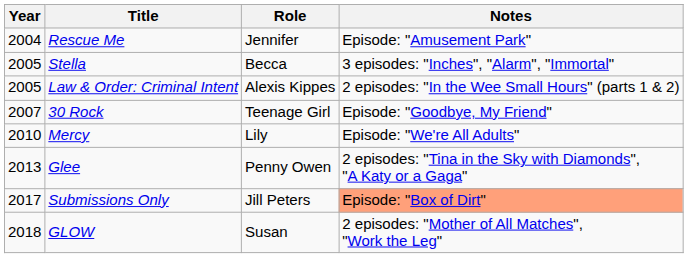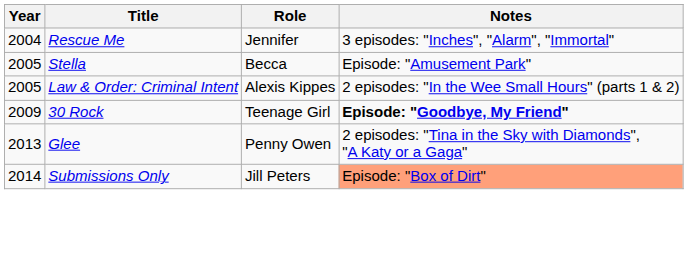(437, 40) Episode: "Amusement Park" -> (478, 40) 3 episodes: "Inches", "Alarm", "Immortal"
(478, 64) 3 episodes: "Inches", "Alarm", "Immortal" -> (437, 64) Episode: "Amusement Park"
(25, 111) 2007 -> (25, 111) 2009
(447, 111) normal -> (455, 111) bold
- row: (69, 135)
(25, 200) 2017 -> (25, 176) 2014
- row: (71, 232)
